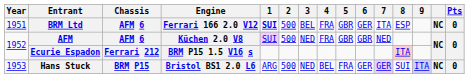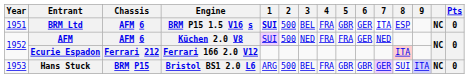(211, 25) Ferrari 166 2.0 V12 -> (211, 25) BRM P15 1.5 V16 s
(346, 39) GBR -> (346, 39) FRA
(365, 39) GBR -> (365, 39) GER
(211, 53) BRM P15 1.5 V16 s -> (211, 53) Ferrari 166 2.0 V12
(308, 67) NED -> (308, 67) BEL
(327, 67) BEL -> (327, 67) FRA
(346, 67) FRA -> (346, 67) GBR
(365, 67) GER -> (365, 67) GBR
